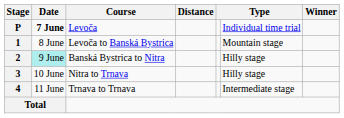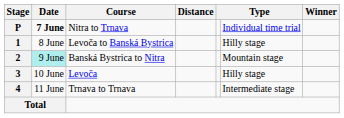(83, 27) Levoča -> (98, 27) Nitra to Trnava
(253, 43) Mountain stage -> (244, 43) Hilly stage
(244, 58) Hilly stage -> (253, 58) Mountain stage
(98, 74) Nitra to Trnava -> (83, 74) Levoča
